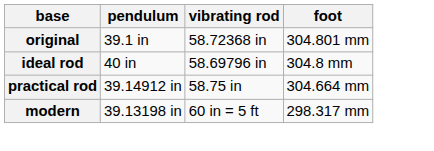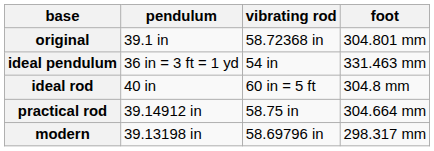+ row: (62, 63)
(228, 63) 58.69796 in -> (281, 87) 60 in = 5 ft
(224, 110) 60 in = 5 ft -> (285, 134) 58.69796 in
